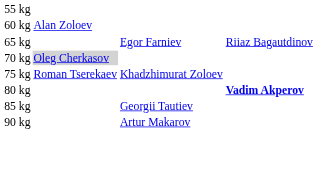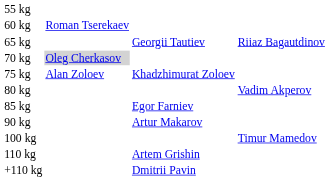(63, 25) Alan Zoloev -> (87, 25) Roman Tserekaev
(151, 42) Egor Farniev -> (168, 42) Georgii Tautiev
(75, 74) Roman Tserekaev -> (75, 74) Alan Zoloev
(265, 90) bold -> (274, 90) normal
(156, 106) Georgii Tautiev -> (163, 106) Egor Farniev
+ row: (20, 138)
+ row: (20, 154)
+ row: (23, 170)
